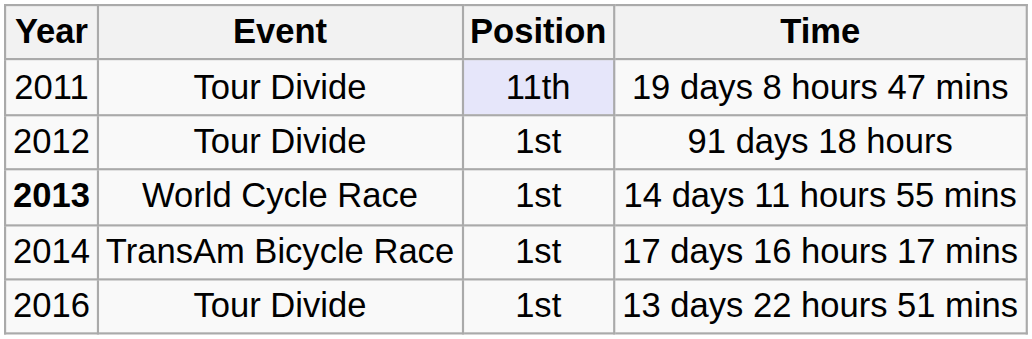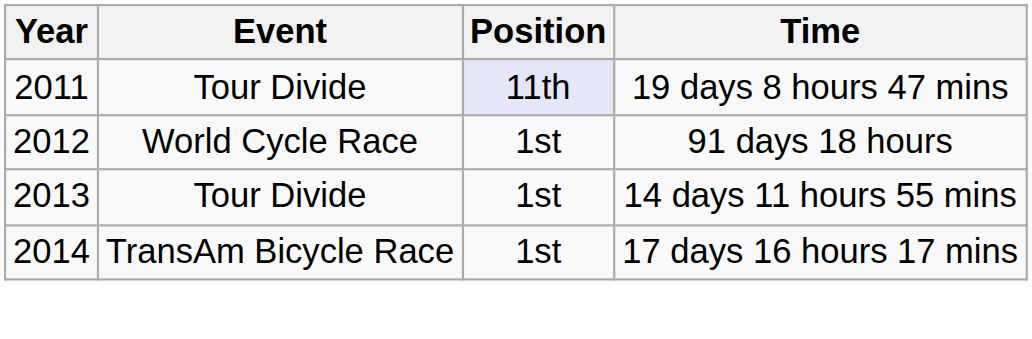(280, 141) Tour Divide -> (280, 141) World Cycle Race
(51, 196) bold -> (51, 196) normal
(280, 196) World Cycle Race -> (280, 196) Tour Divide
- row: (820, 305)
